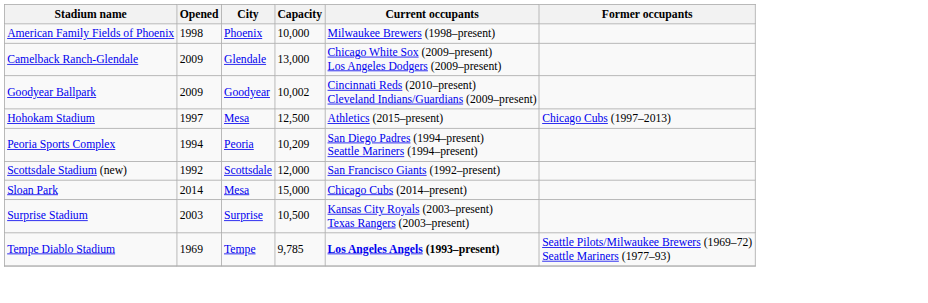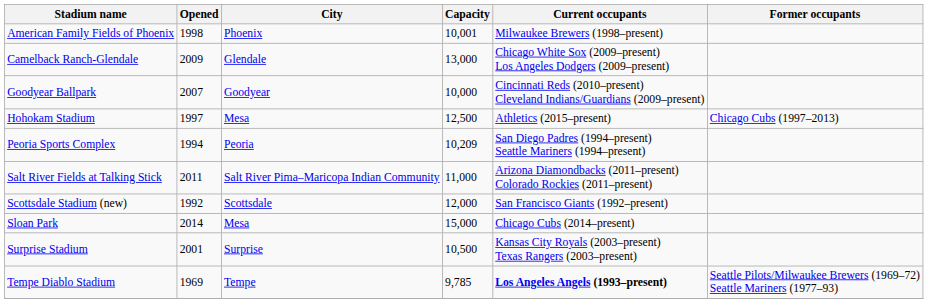(293, 33) 10,000 -> (461, 33) 10,001
(191, 92) 2009 -> (191, 92) 2007
(293, 92) 10,002 -> (461, 92) 10,000
+ row: (84, 178)
(191, 216) 2003 -> (191, 249) 2001
